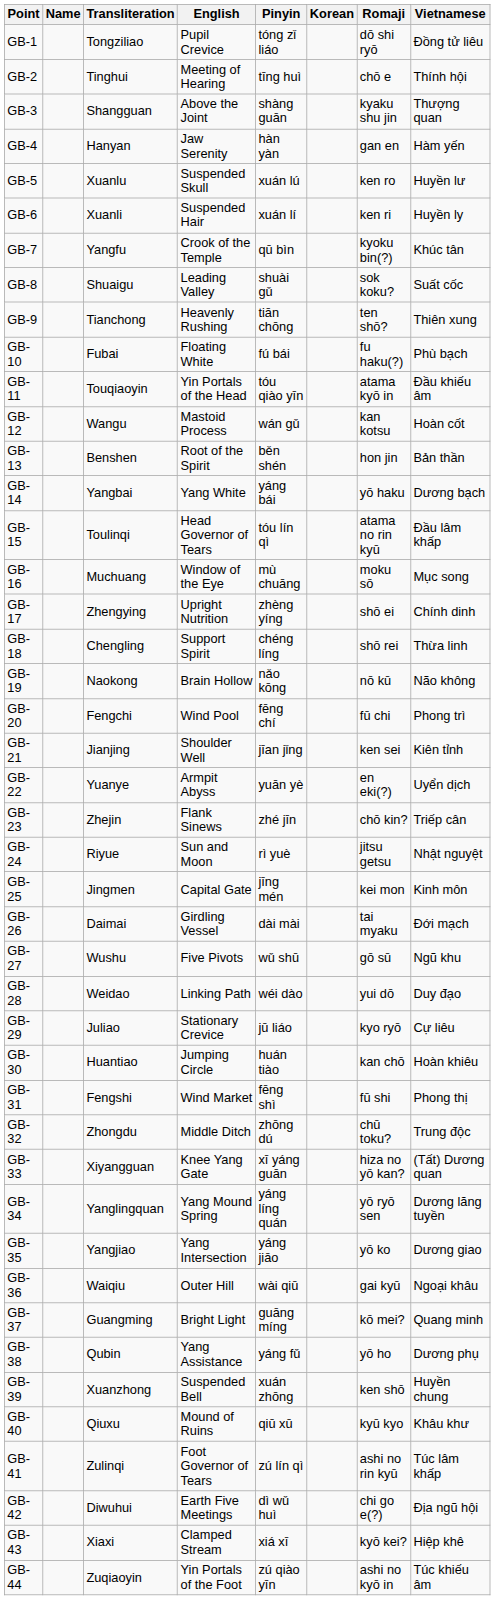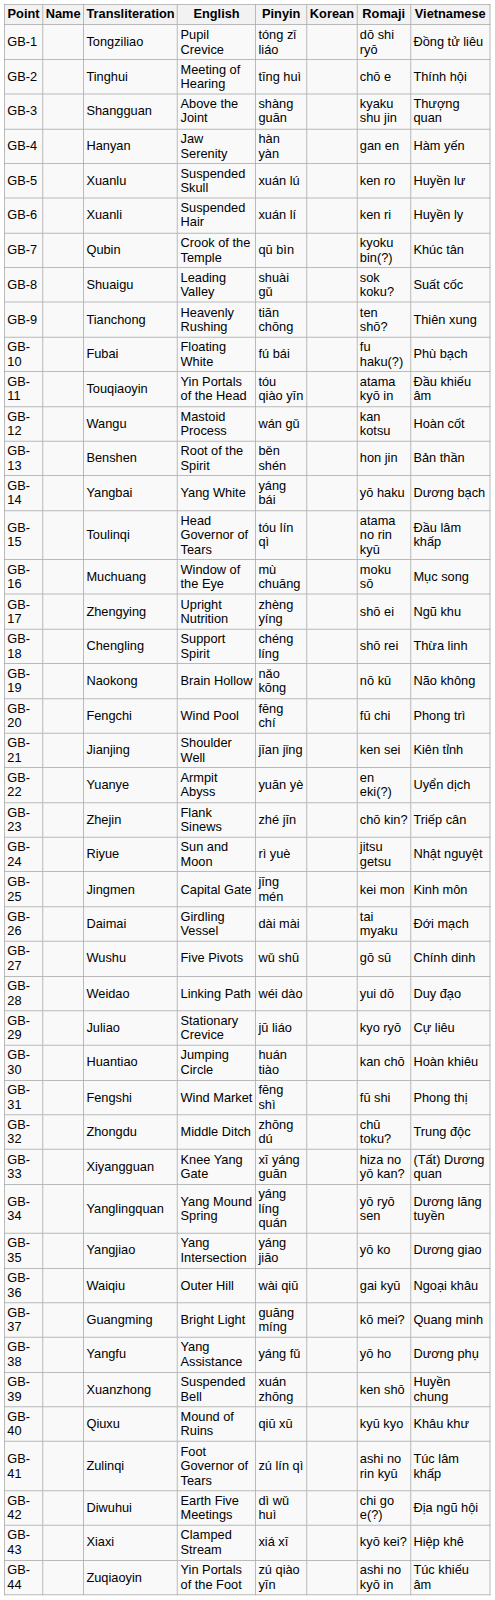(106, 250) Yangfu -> (104, 250) Qubin
(444, 611) Chính dinh -> (437, 611) Ngũ khu
(437, 958) Ngũ khu -> (444, 958) Chính dinh
(104, 1354) Qubin -> (106, 1354) Yangfu
